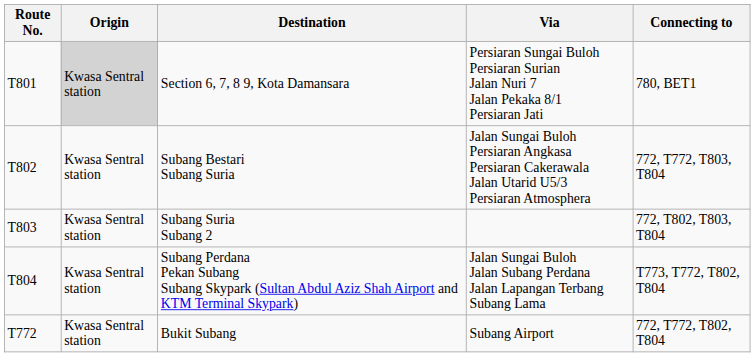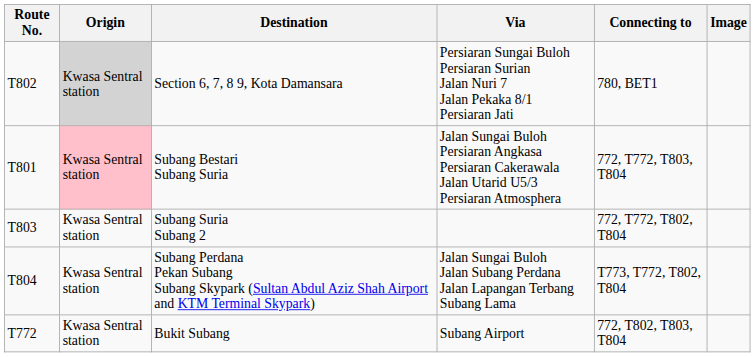+ column: (729, 23)
(22, 83) T801 -> (22, 83) T802
(22, 167) T802 -> (22, 167) T801
(104, 167) no background -> (103, 167) pink background
(684, 227) 772, T802, T803, T804 -> (645, 227) 772, T772, T802, T804
(684, 333) 772, T772, T802, T804 -> (645, 333) 772, T802, T803, T804
